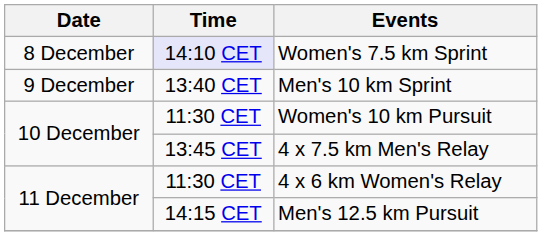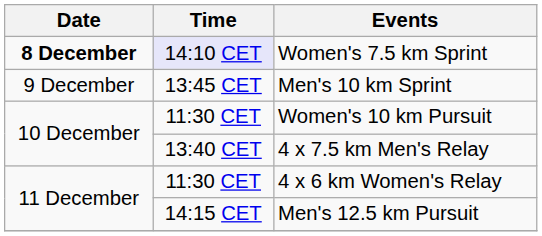(79, 52) normal -> (79, 52) bold
(213, 85) 13:40 CET -> (213, 85) 13:45 CET
(213, 149) 13:45 CET -> (213, 149) 13:40 CET
